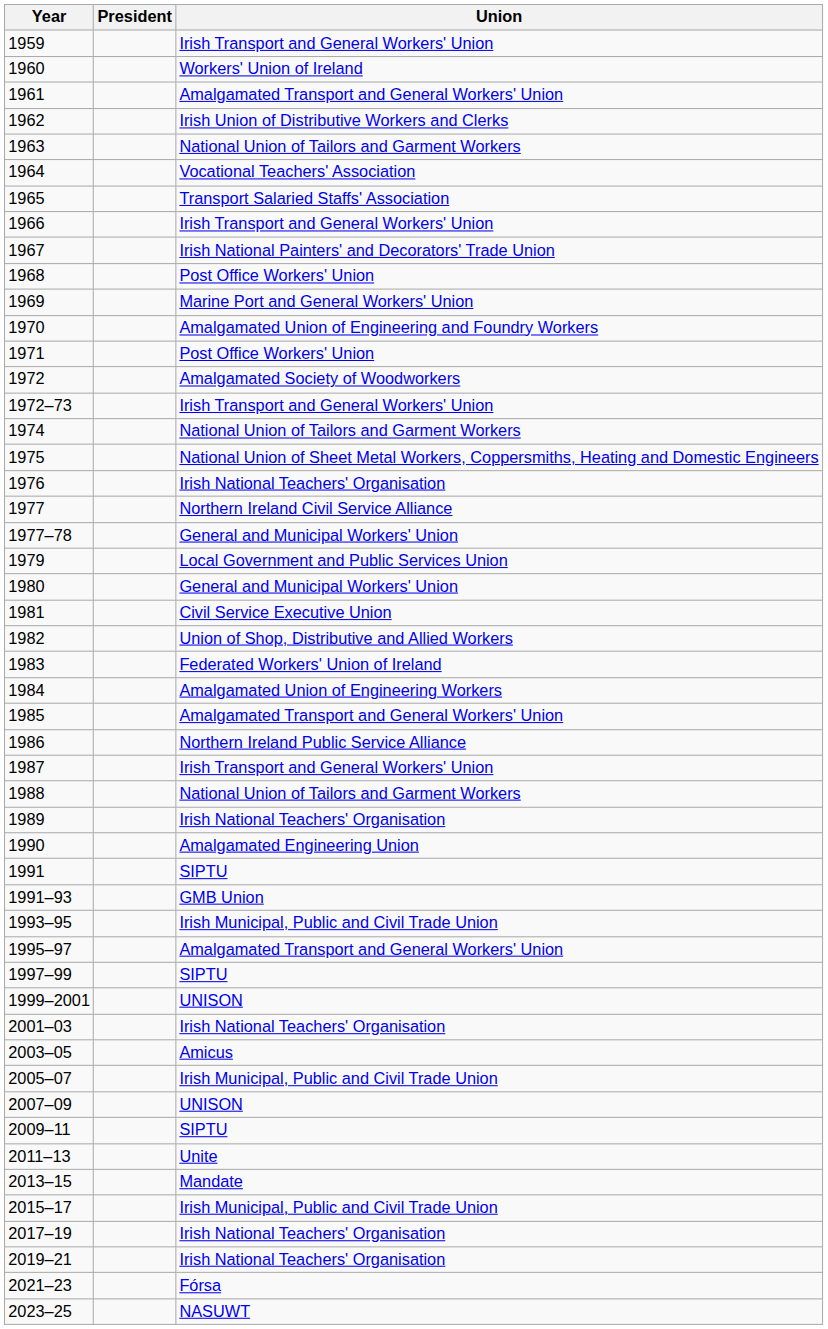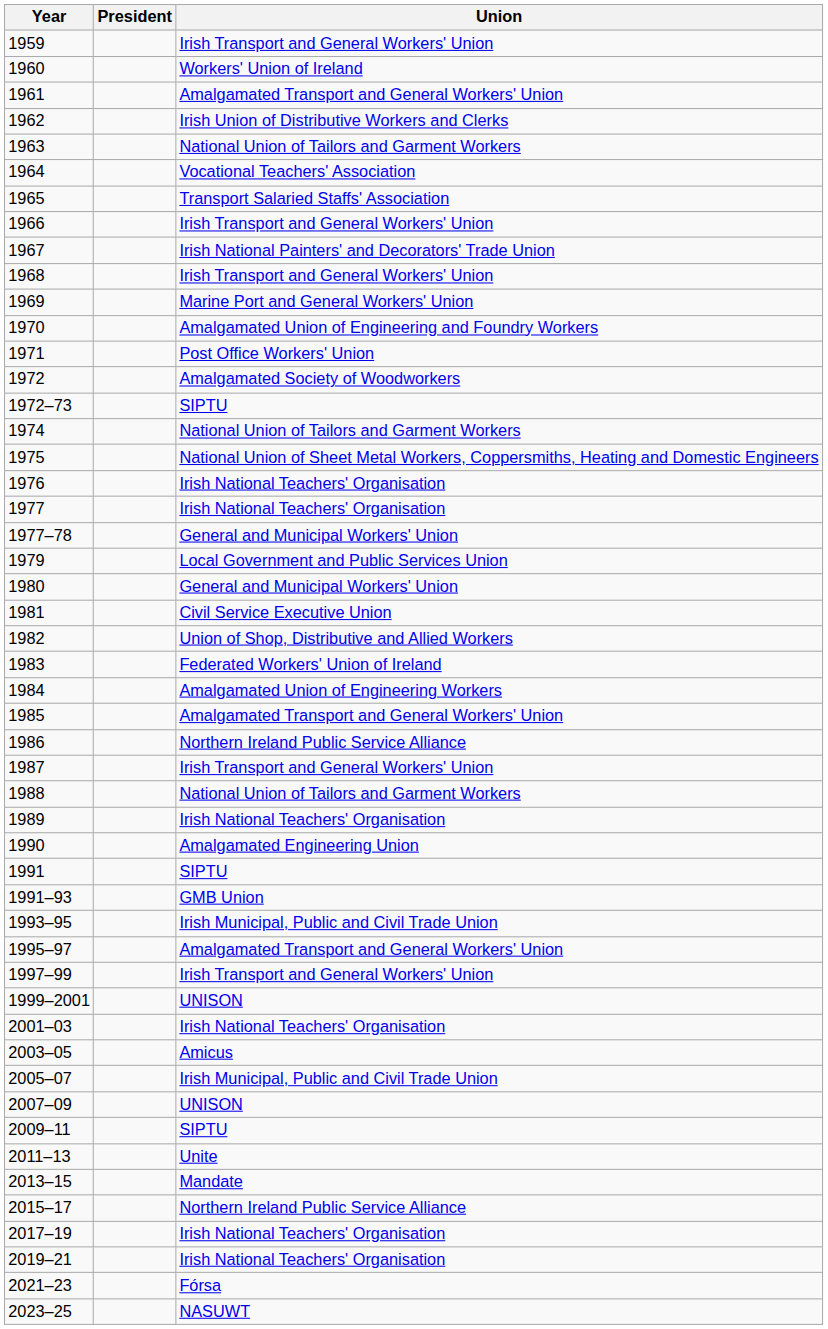(277, 276) Post Office Workers' Union -> (336, 276) Irish Transport and General Workers' Union
(336, 405) Irish Transport and General Workers' Union -> (203, 405) SIPTU
(316, 509) Northern Ireland Civil Service Alliance -> (312, 509) Irish National Teachers' Organisation
(203, 975) SIPTU -> (336, 975) Irish Transport and General Workers' Union
(339, 1208) Irish Municipal, Public and Civil Trade Union -> (323, 1208) Northern Ireland Public Service Alliance
